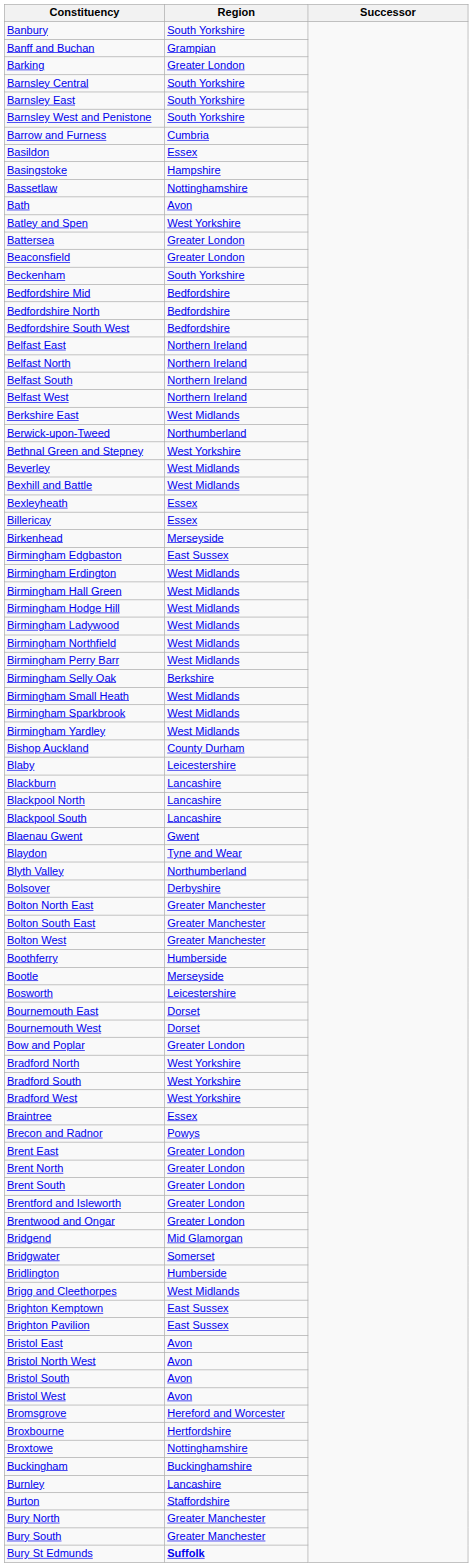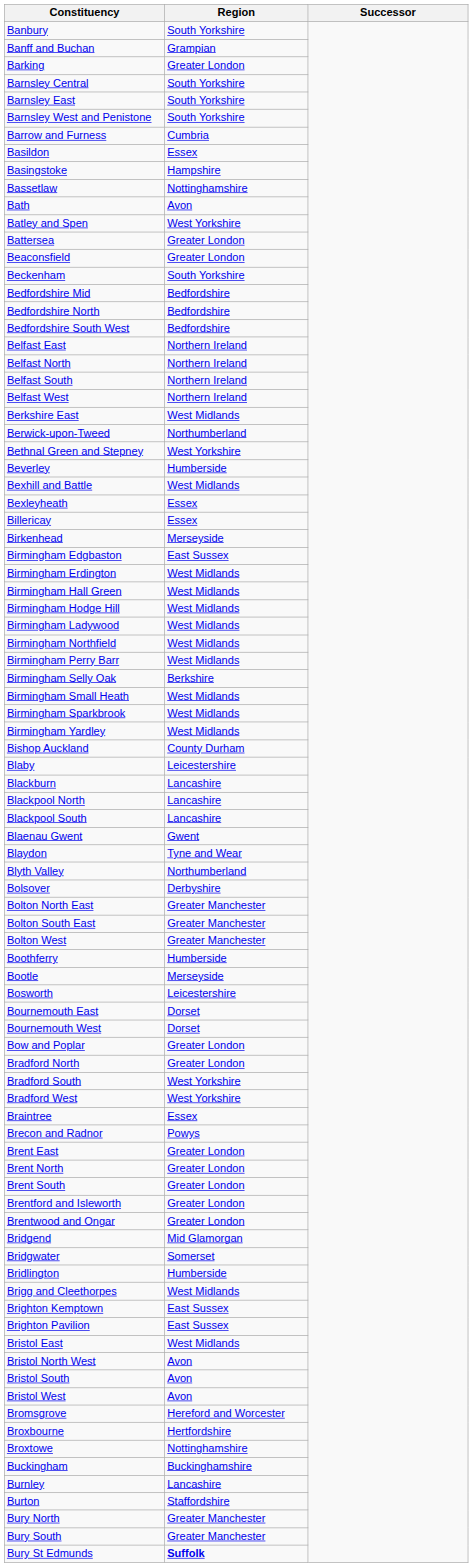(203, 468) West Midlands -> (197, 468) Humberside
(204, 1063) West Yorkshire -> (206, 1063) Greater London
(180, 1343) Avon -> (203, 1343) West Midlands
